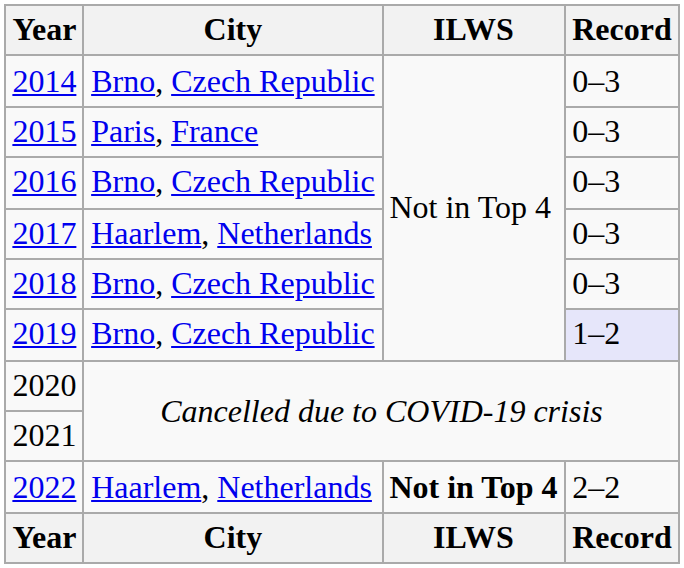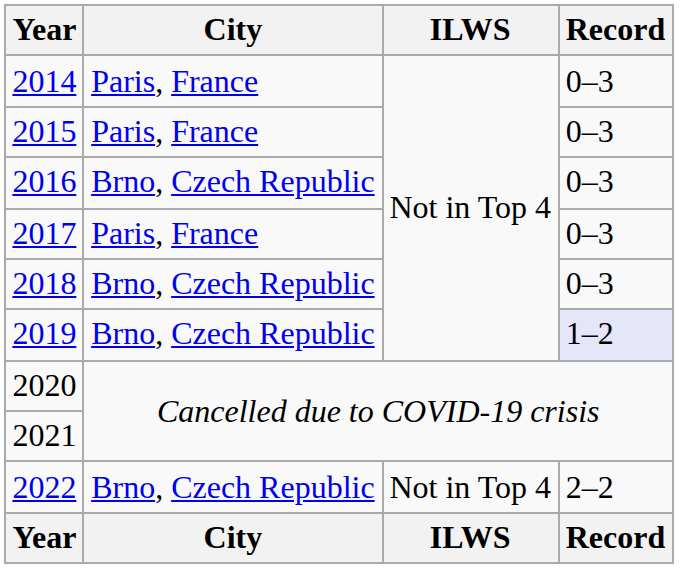(233, 80) Brno, Czech Republic -> (175, 80) Paris, France
(232, 232) Haarlem, Netherlands -> (175, 232) Paris, France
(232, 486) Haarlem, Netherlands -> (233, 486) Brno, Czech Republic
(473, 486) bold -> (470, 486) normal
